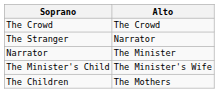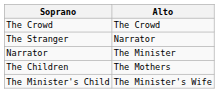rows swapped: (58, 67) <-> (37, 81)
